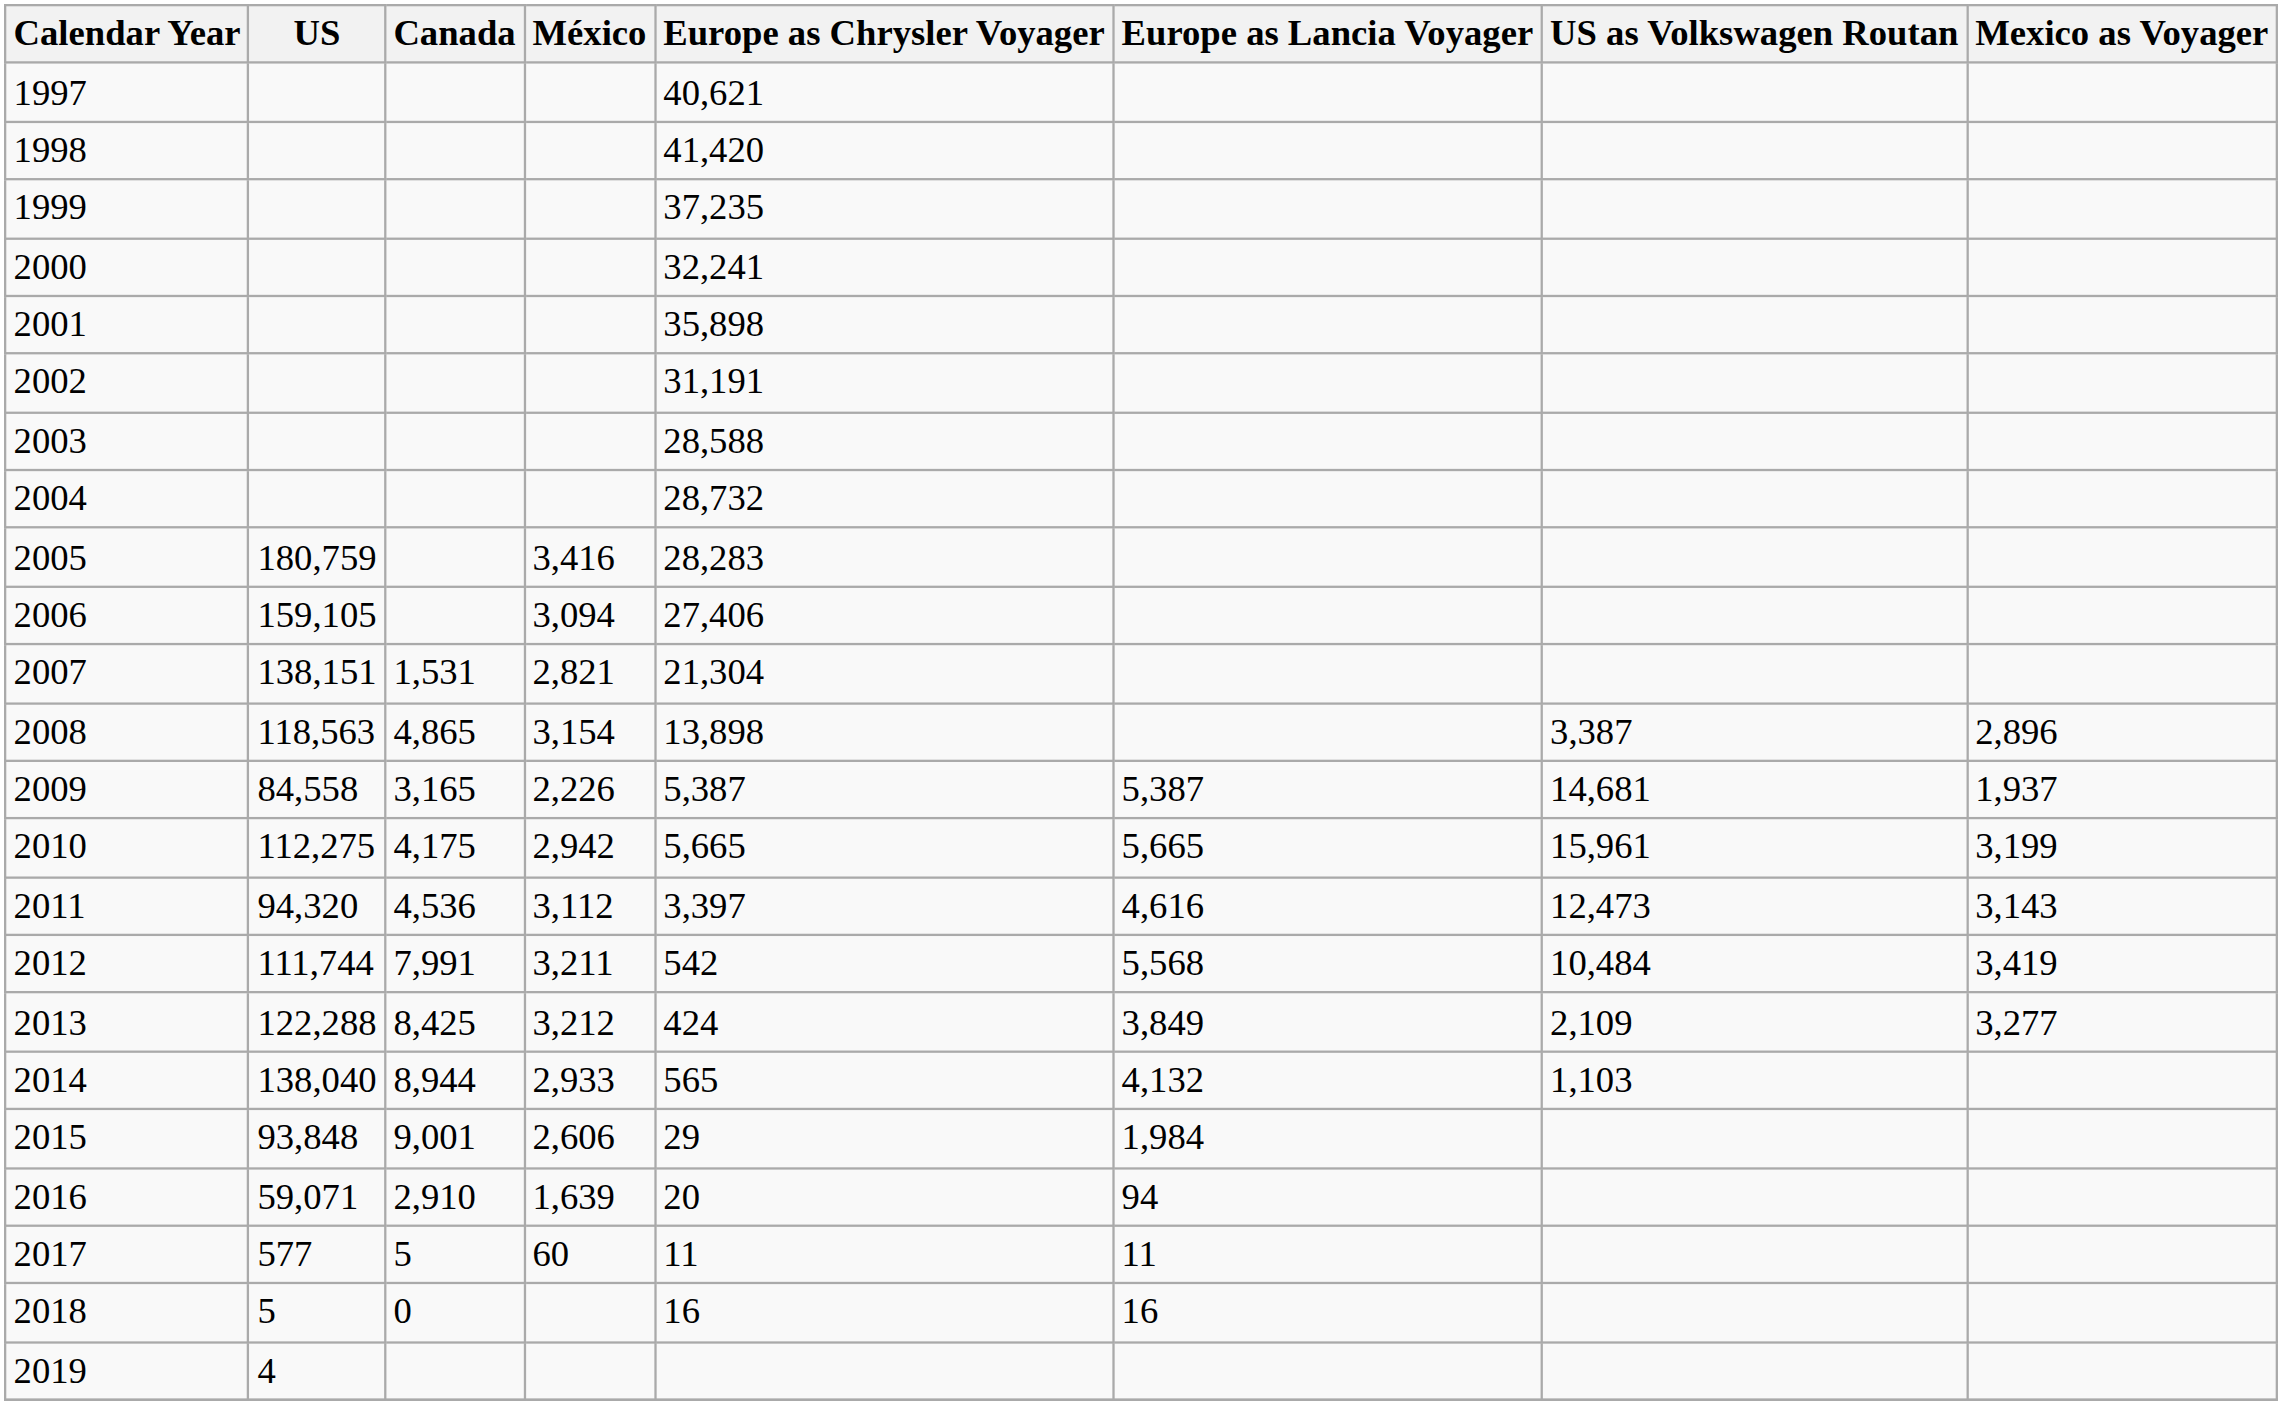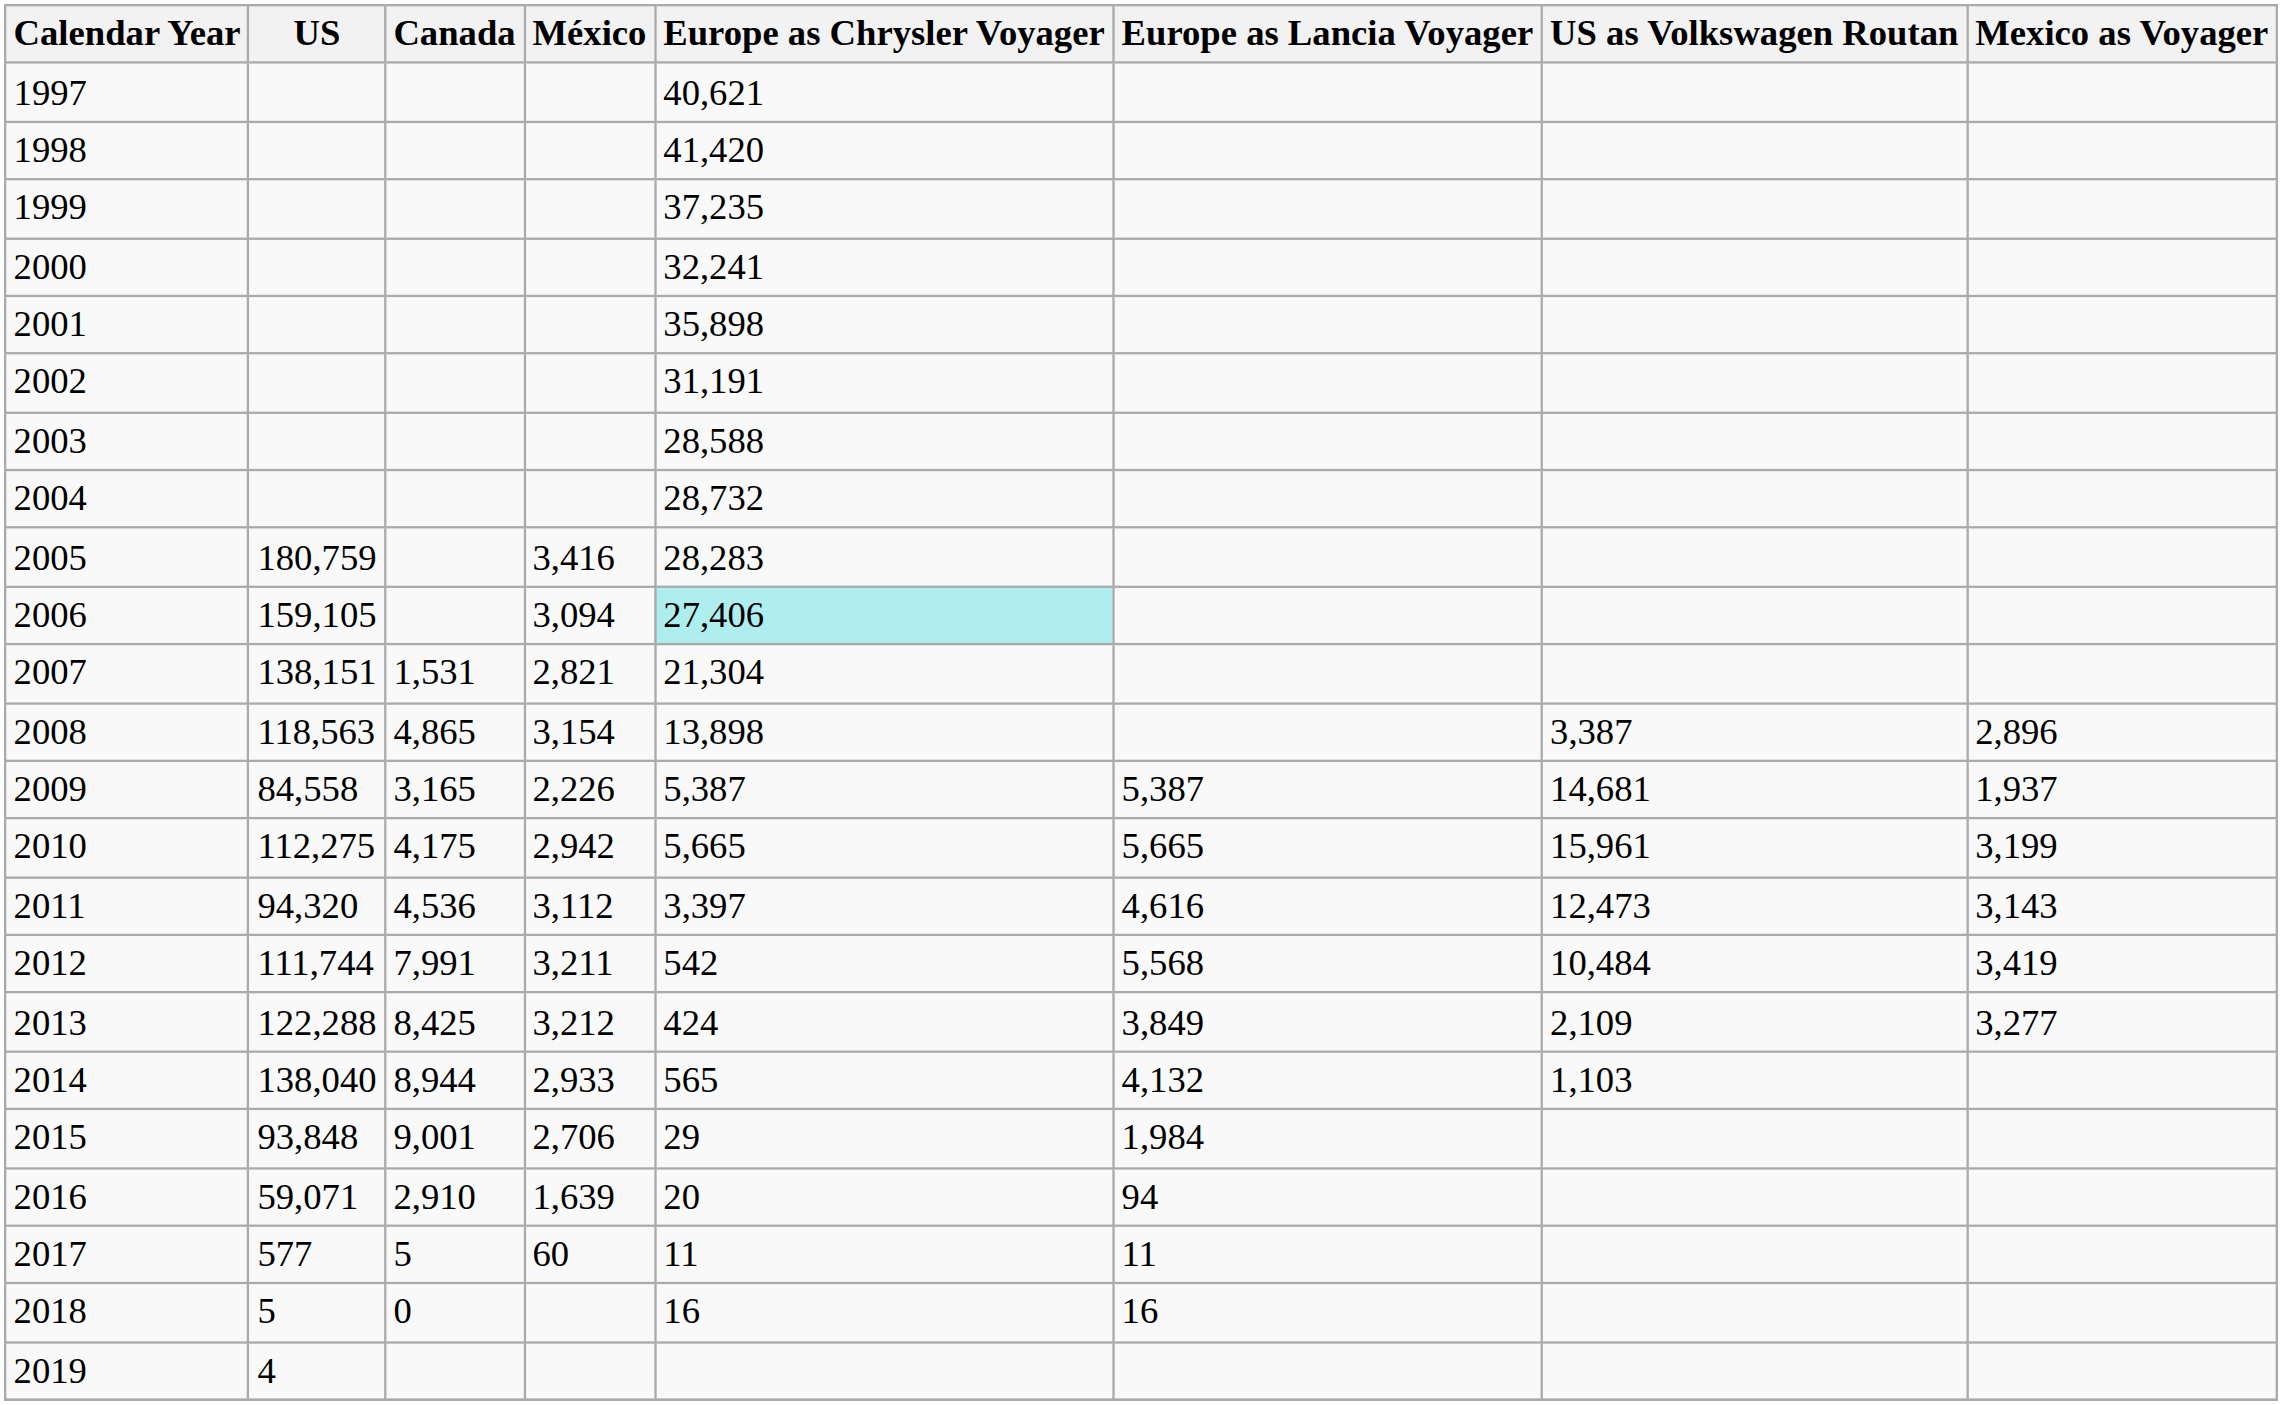(714, 614) no background -> (714, 614) paleturquoise background
(574, 1137) 2,606 -> (574, 1137) 2,706
